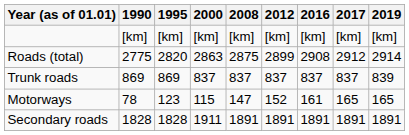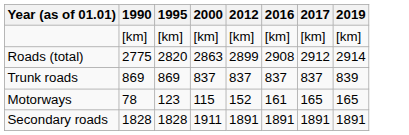- column: (244, 15)
